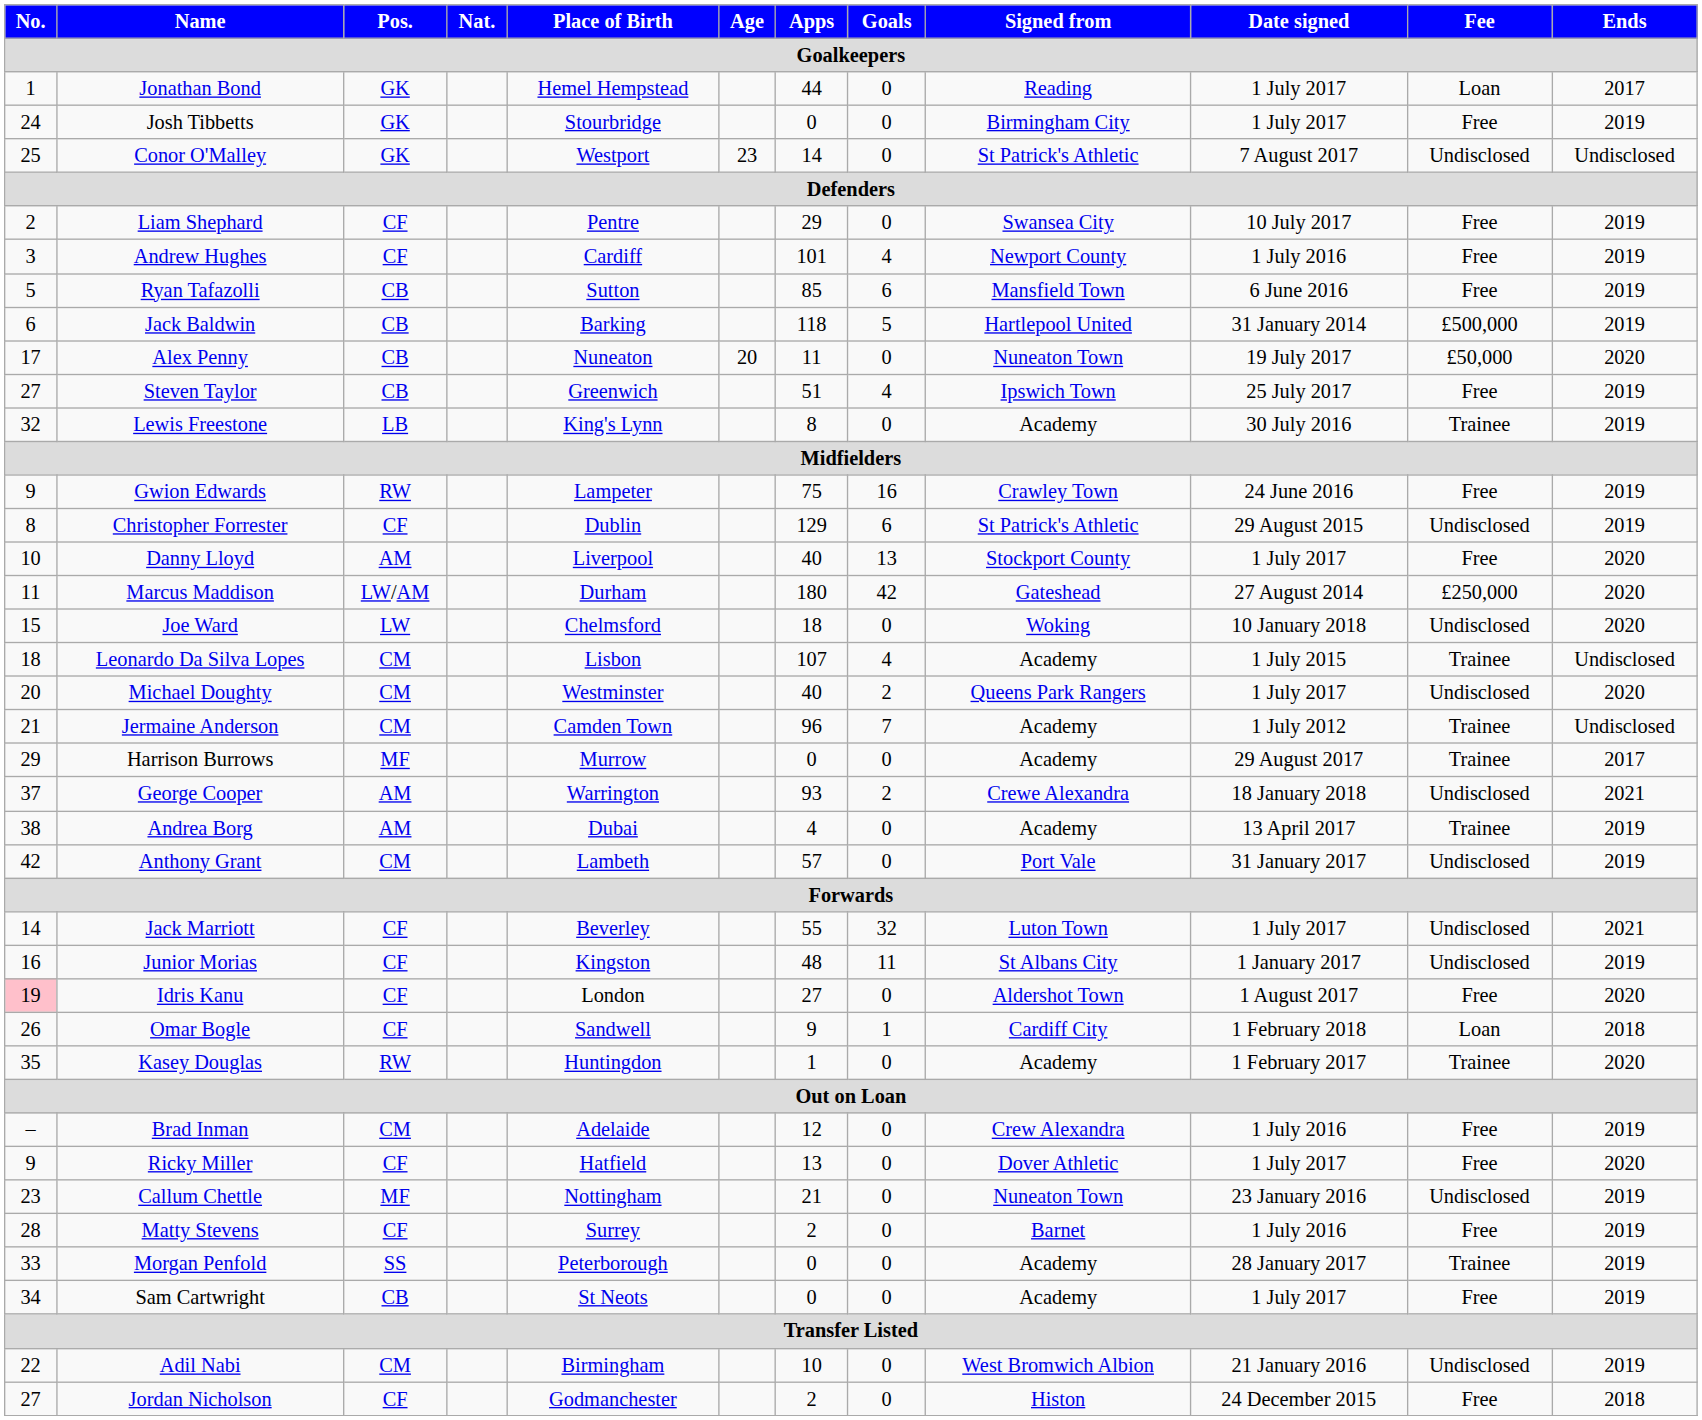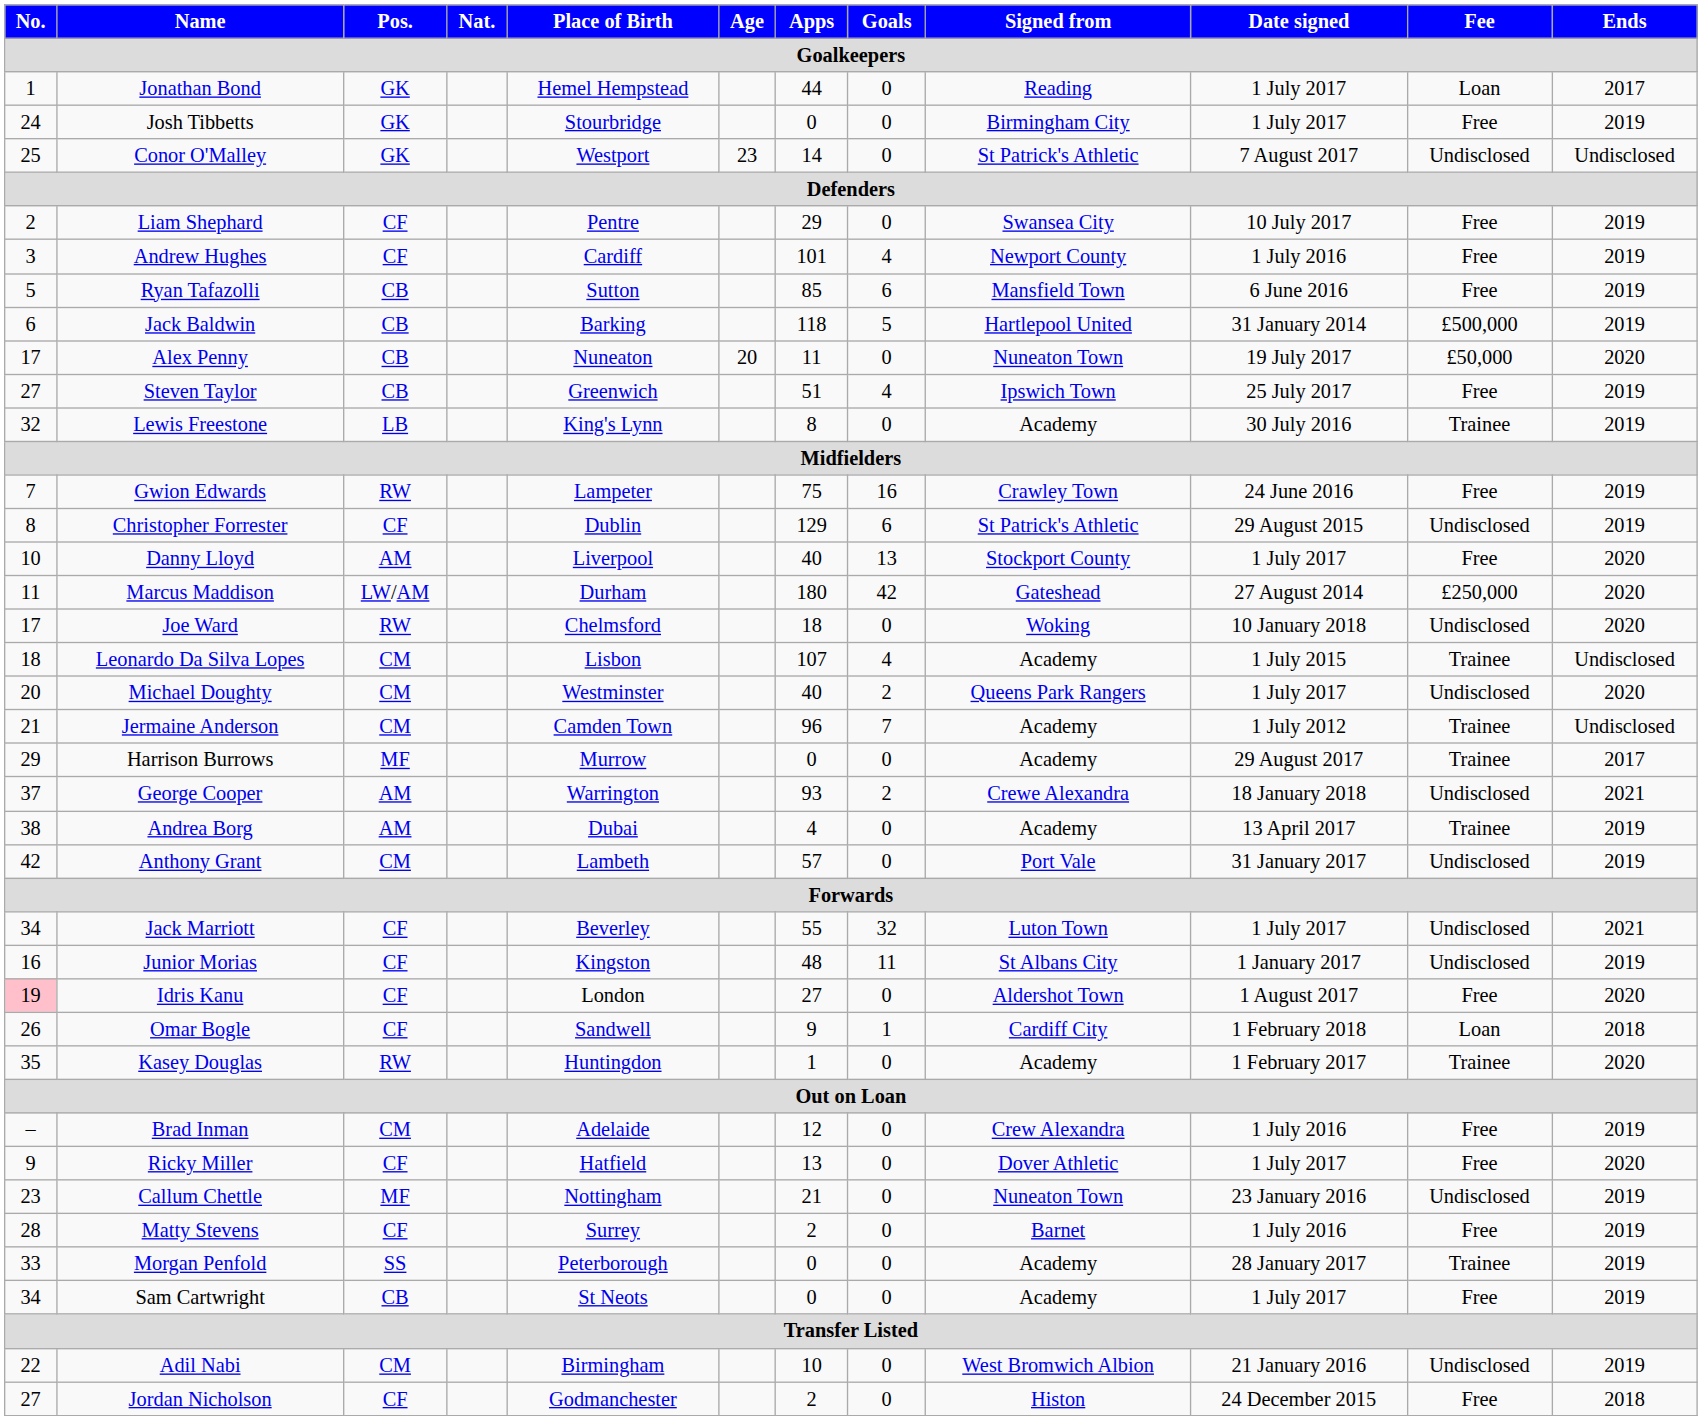(31, 491) 9 -> (31, 491) 7
(31, 625) 15 -> (31, 625) 17
(395, 625) LW -> (395, 625) RW
(31, 928) 14 -> (31, 928) 34
